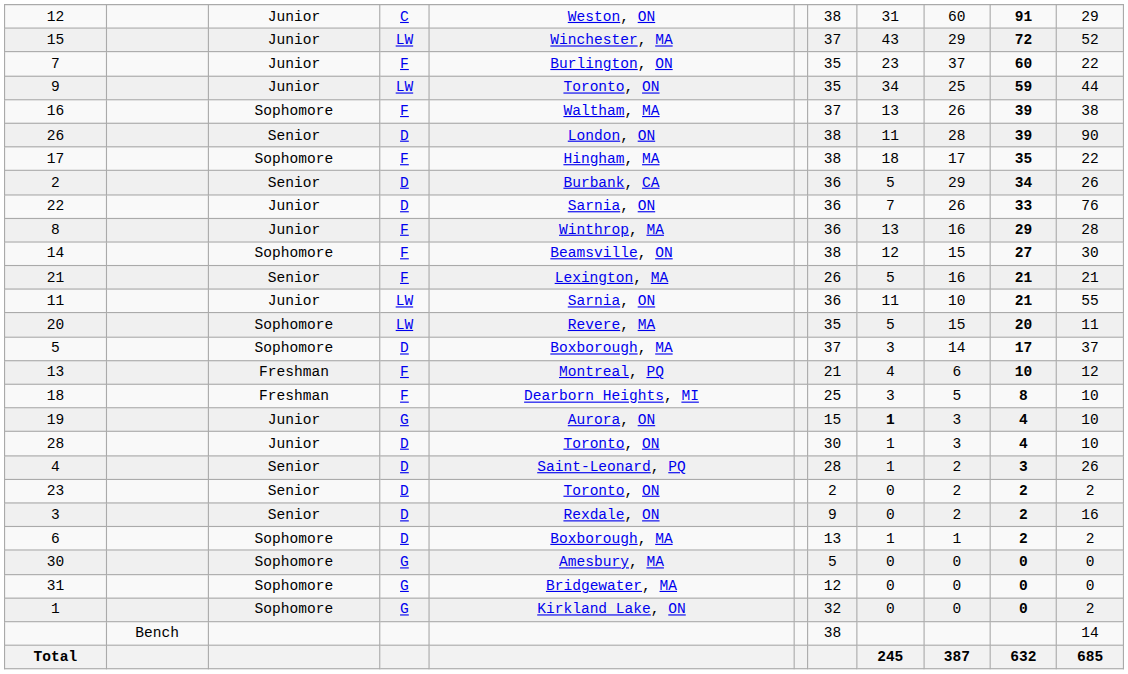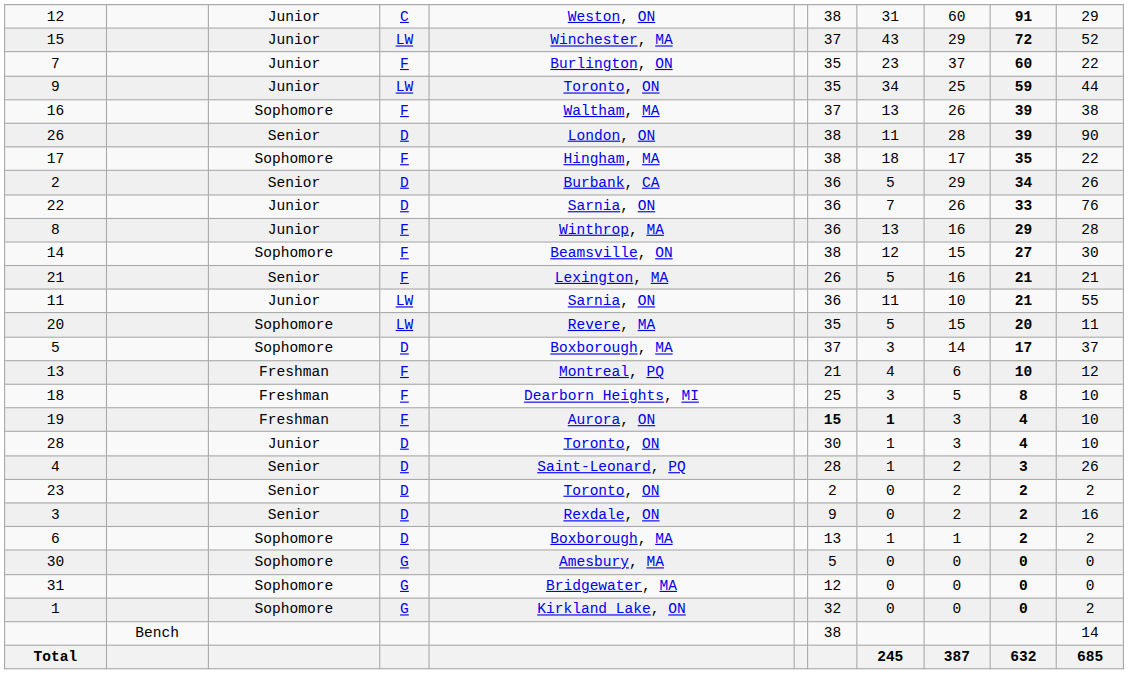(294, 420) Junior -> (294, 420) Freshman
(404, 420) G -> (404, 420) F
(832, 420) normal -> (832, 420) bold
